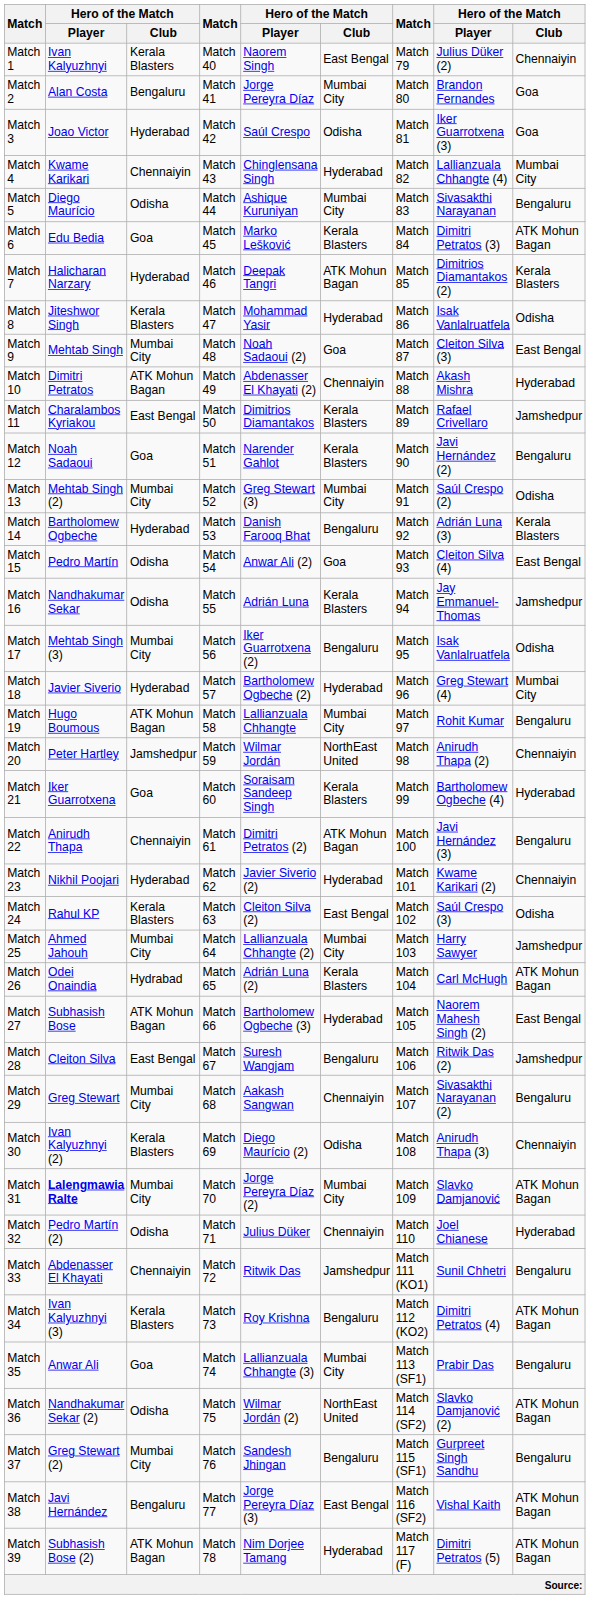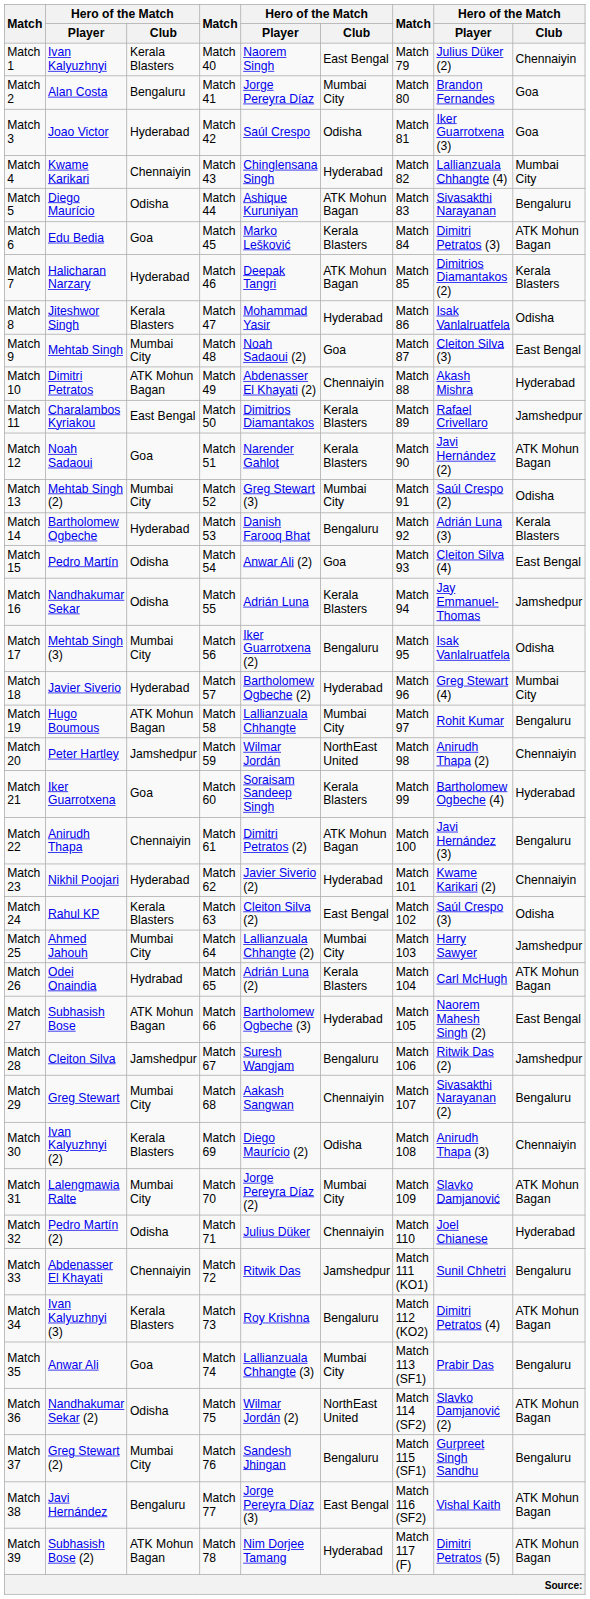(345, 205) Mumbai City -> (355, 205) ATK Mohun Bagan
(543, 456) Bengaluru -> (547, 456) ATK Mohun Bagan
(163, 1059) East Bengal -> (163, 1059) Jamshedpur
(86, 1192) bold -> (84, 1192) normal
